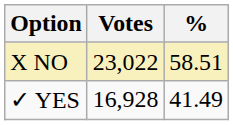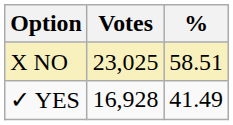(126, 61) 23,022 -> (126, 61) 23,025
